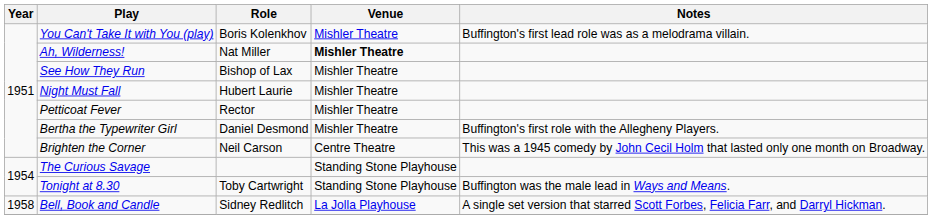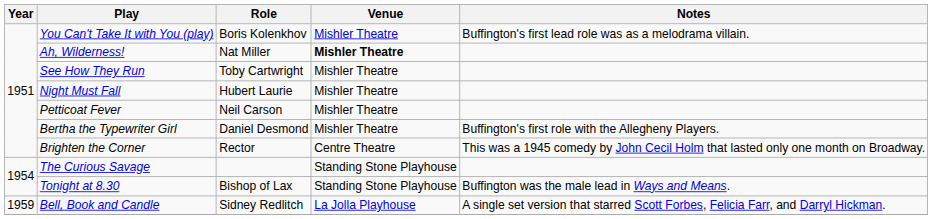(256, 72) Bishop of Lax -> (261, 72) Toby Cartwright
(237, 110) Rector -> (251, 110) Neil Carson
(251, 148) Neil Carson -> (237, 148) Rector
(261, 186) Toby Cartwright -> (256, 186) Bishop of Lax
(21, 205) 1958 -> (21, 205) 1959
